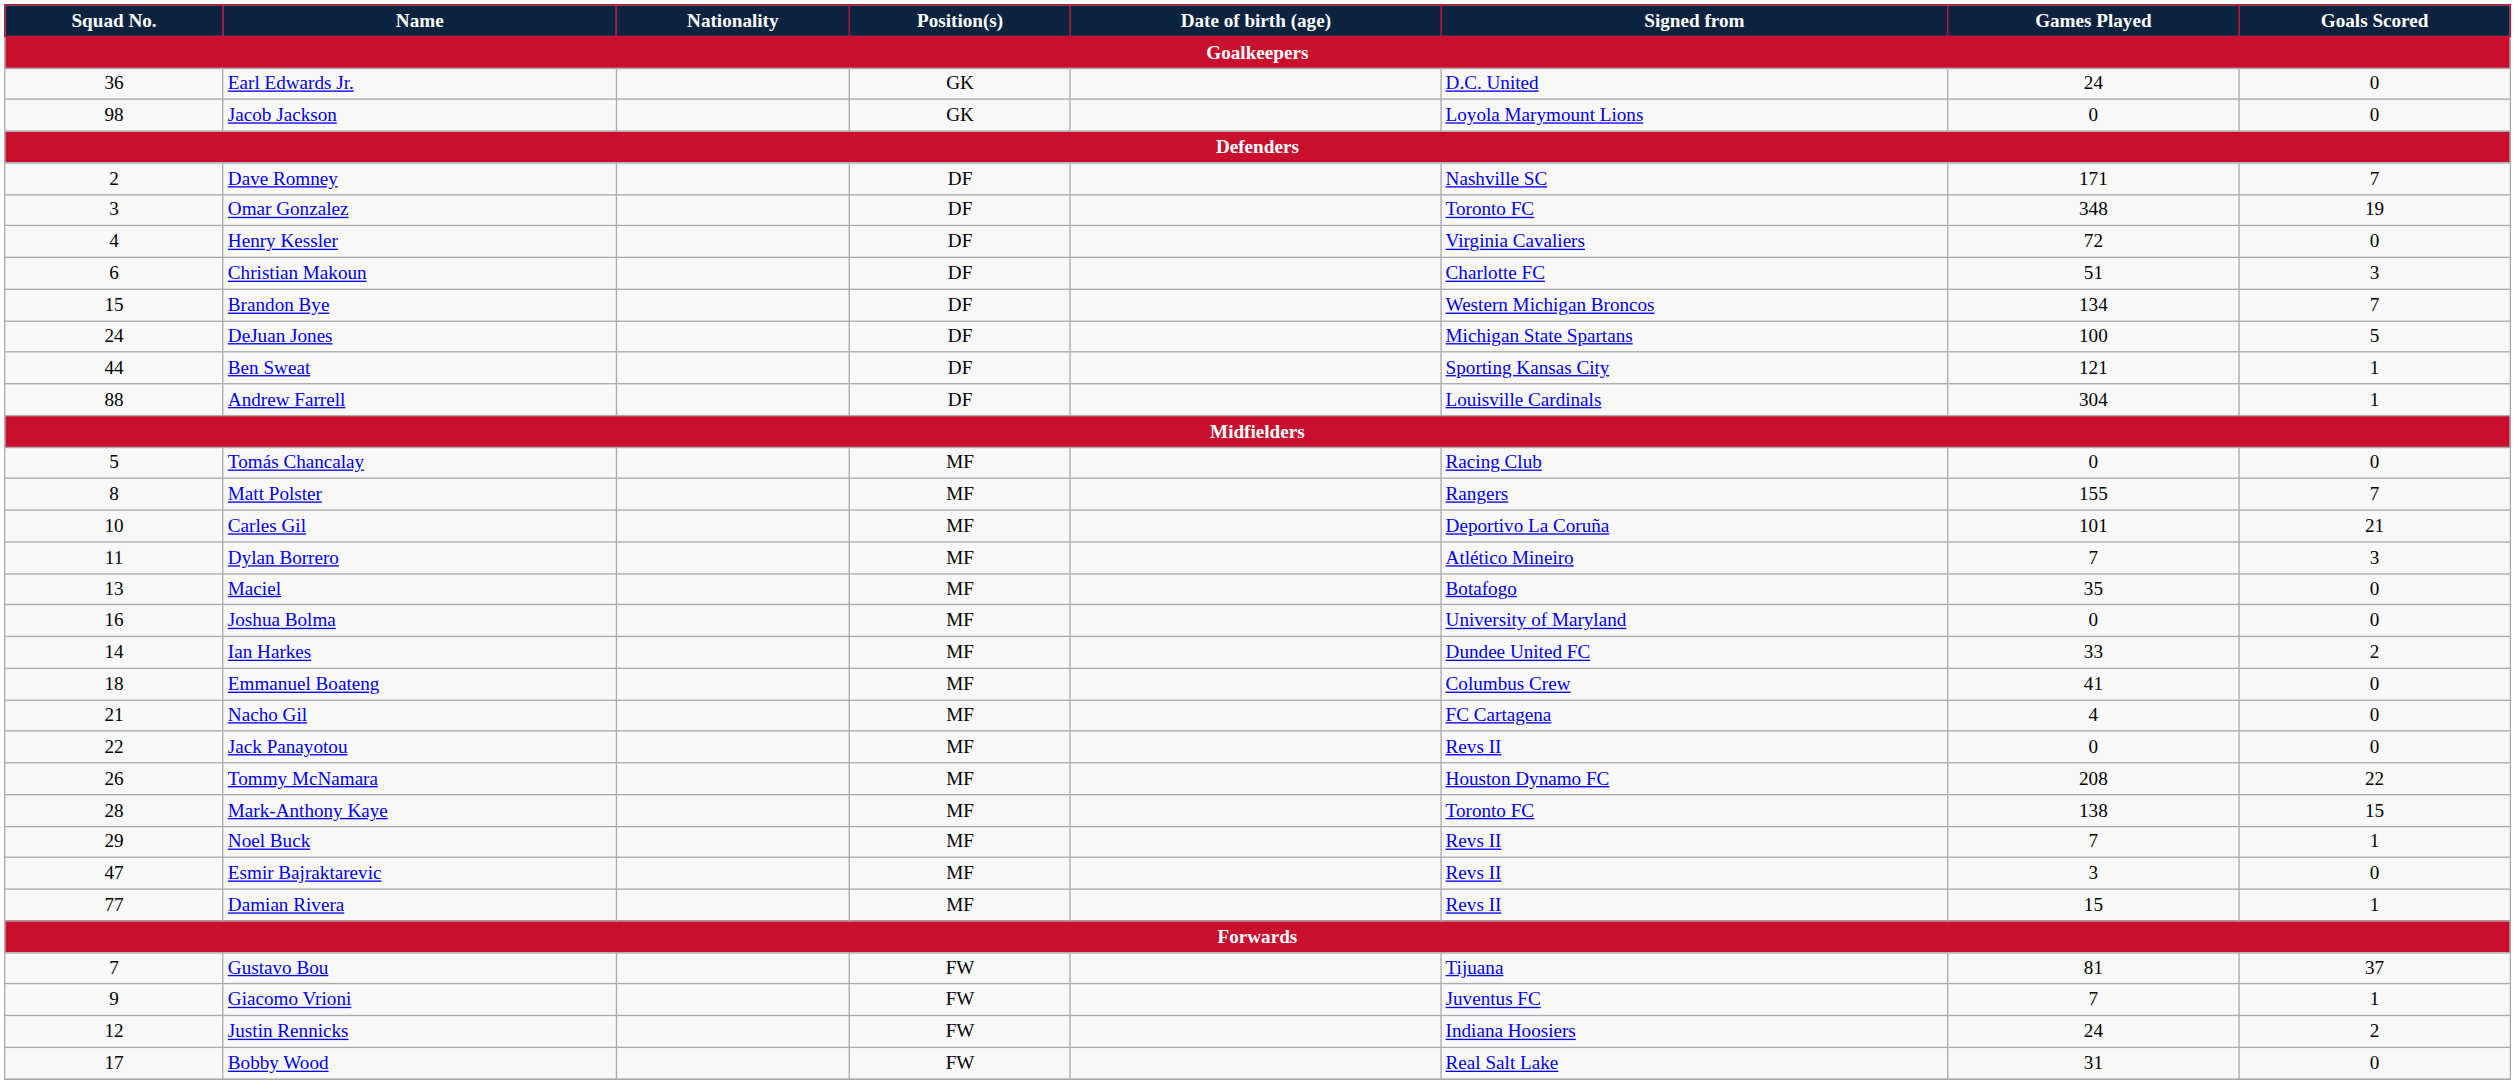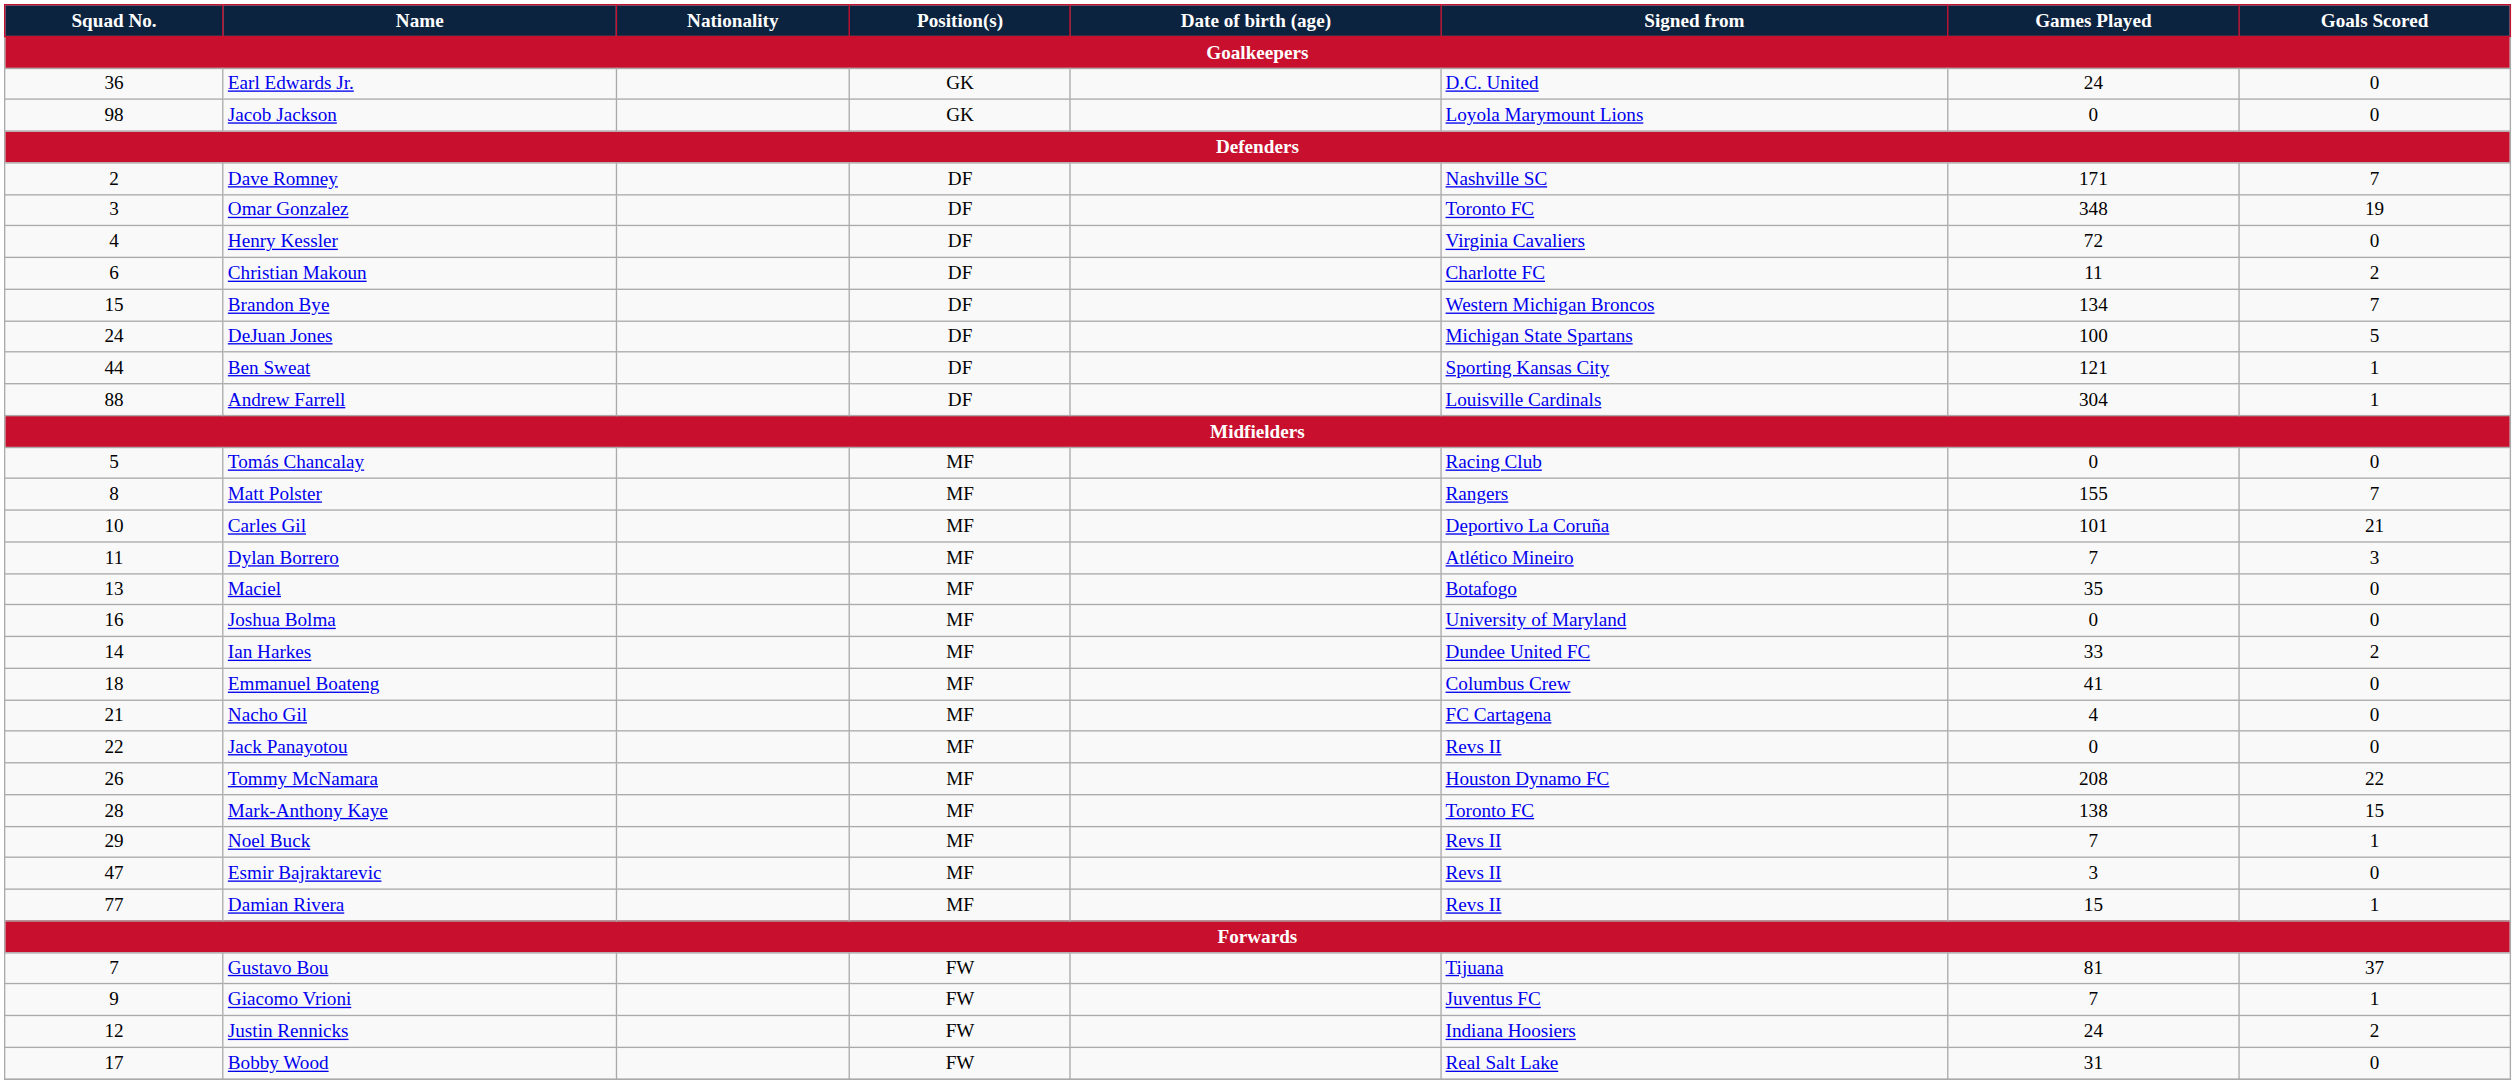(2093, 273) 51 -> (2093, 273) 11
(2375, 273) 3 -> (2375, 273) 2
